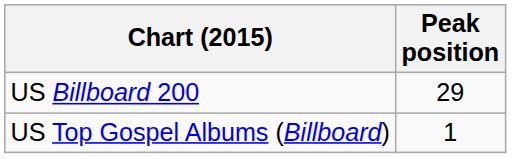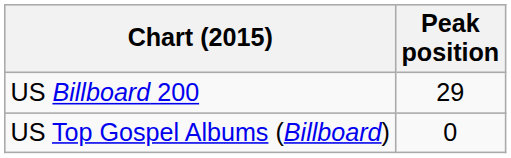(450, 132) 1 -> (450, 132) 0
